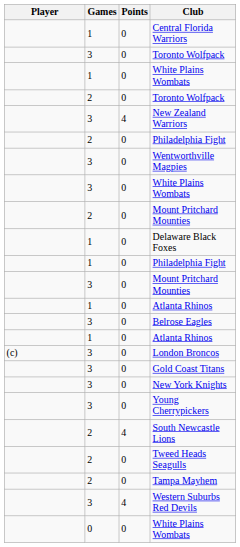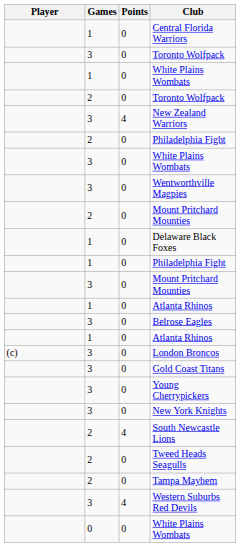rows swapped: (90, 188) <-> (90, 161)
rows swapped: (90, 384) <-> (90, 406)
